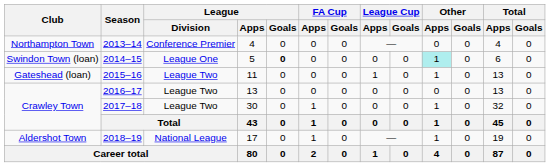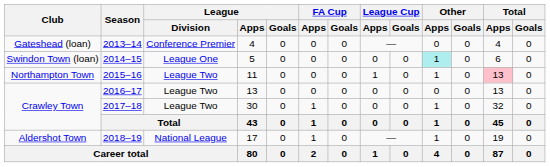(53, 43) Northampton Town -> (53, 43) Gateshead (loan)
(283, 59) bold -> (283, 59) normal
(53, 75) Gateshead (loan) -> (53, 75) Northampton Town
(498, 75) no background -> (498, 75) pink background
